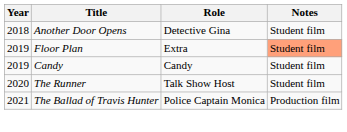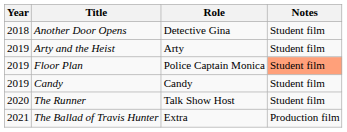+ row: (74, 48)
(176, 48) Extra -> (214, 65) Police Captain Monica
(214, 100) Police Captain Monica -> (176, 118) Extra
